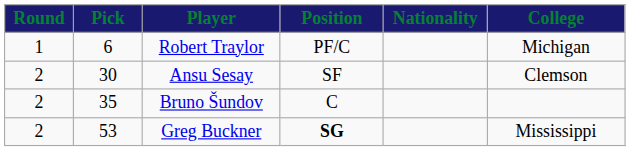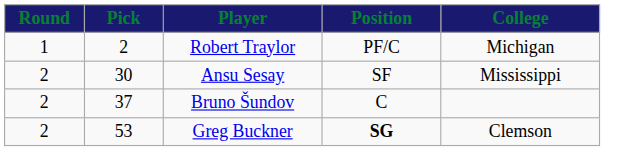- column: (435, 18)
(108, 46) 6 -> (124, 46) 2
(556, 74) Clemson -> (520, 74) Mississippi
(108, 103) 35 -> (124, 103) 37
(556, 131) Mississippi -> (520, 131) Clemson
